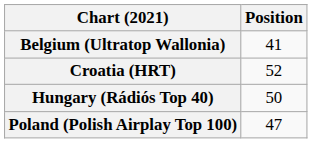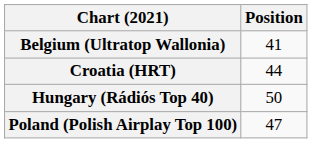(274, 71) 52 -> (274, 71) 44
